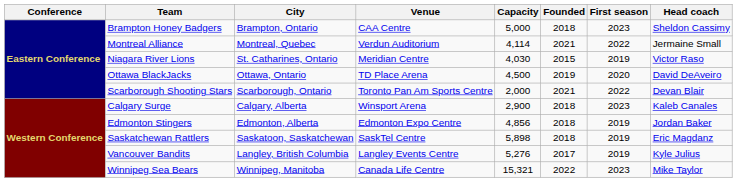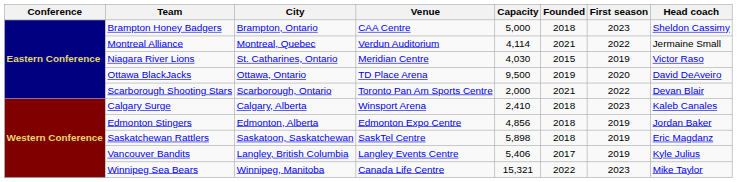(518, 75) 4,500 -> (518, 75) 9,500
(518, 106) 2,900 -> (518, 106) 2,410
(518, 153) 5,276 -> (518, 153) 5,406
